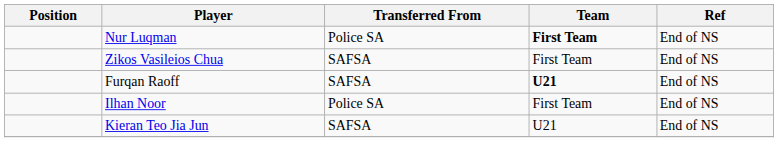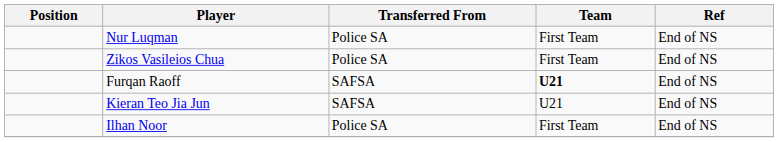(565, 37) bold -> (569, 37) normal
(350, 59) SAFSA -> (360, 59) Police SA
rows swapped: (135, 103) <-> (157, 125)
